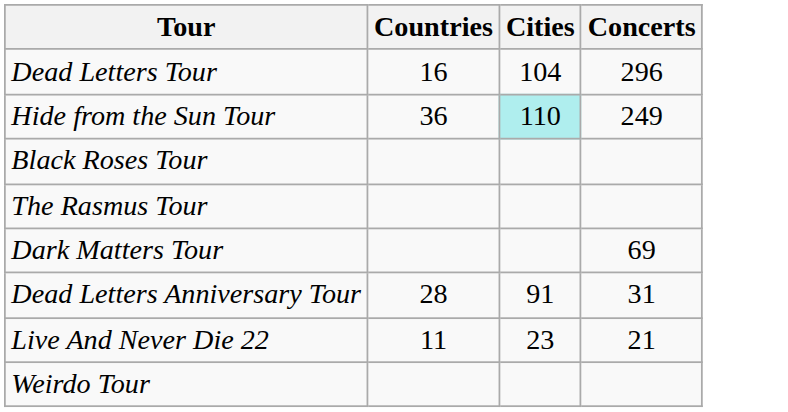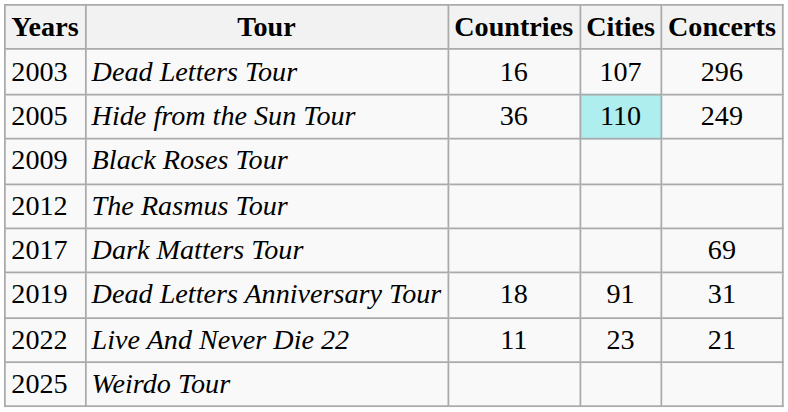+ column: (45, 26)
(540, 71) 104 -> (621, 71) 107
(433, 294) 28 -> (514, 294) 18
